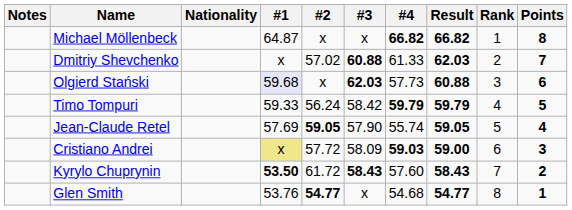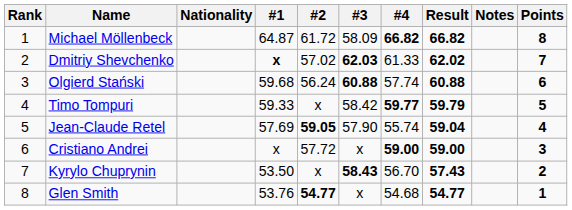columns swapped: (497, 15) <-> (27, 15)
(323, 37) x -> (318, 37) 61.72
(365, 37) x -> (360, 37) 58.09
(281, 60) normal -> (276, 60) bold
(365, 60) 60.88 -> (360, 60) 62.03
(452, 60) 62.03 -> (447, 60) 62.02
(281, 82) lavender background -> (276, 82) no background
(323, 82) x -> (318, 82) 56.24
(365, 82) 62.03 -> (360, 82) 60.88
(406, 82) 57.73 -> (402, 82) 57.74
(323, 104) 56.24 -> (318, 104) x
(406, 104) 59.79 -> (402, 104) 59.77
(452, 127) 59.05 -> (447, 127) 59.04
(281, 149) khaki background -> (276, 149) no background
(365, 149) 58.09 -> (360, 149) x
(406, 149) 59.03 -> (402, 149) 59.00
(281, 171) bold -> (276, 171) normal
(323, 171) 61.72 -> (318, 171) x
(406, 171) 57.60 -> (402, 171) 56.70
(452, 171) 58.43 -> (447, 171) 57.43
